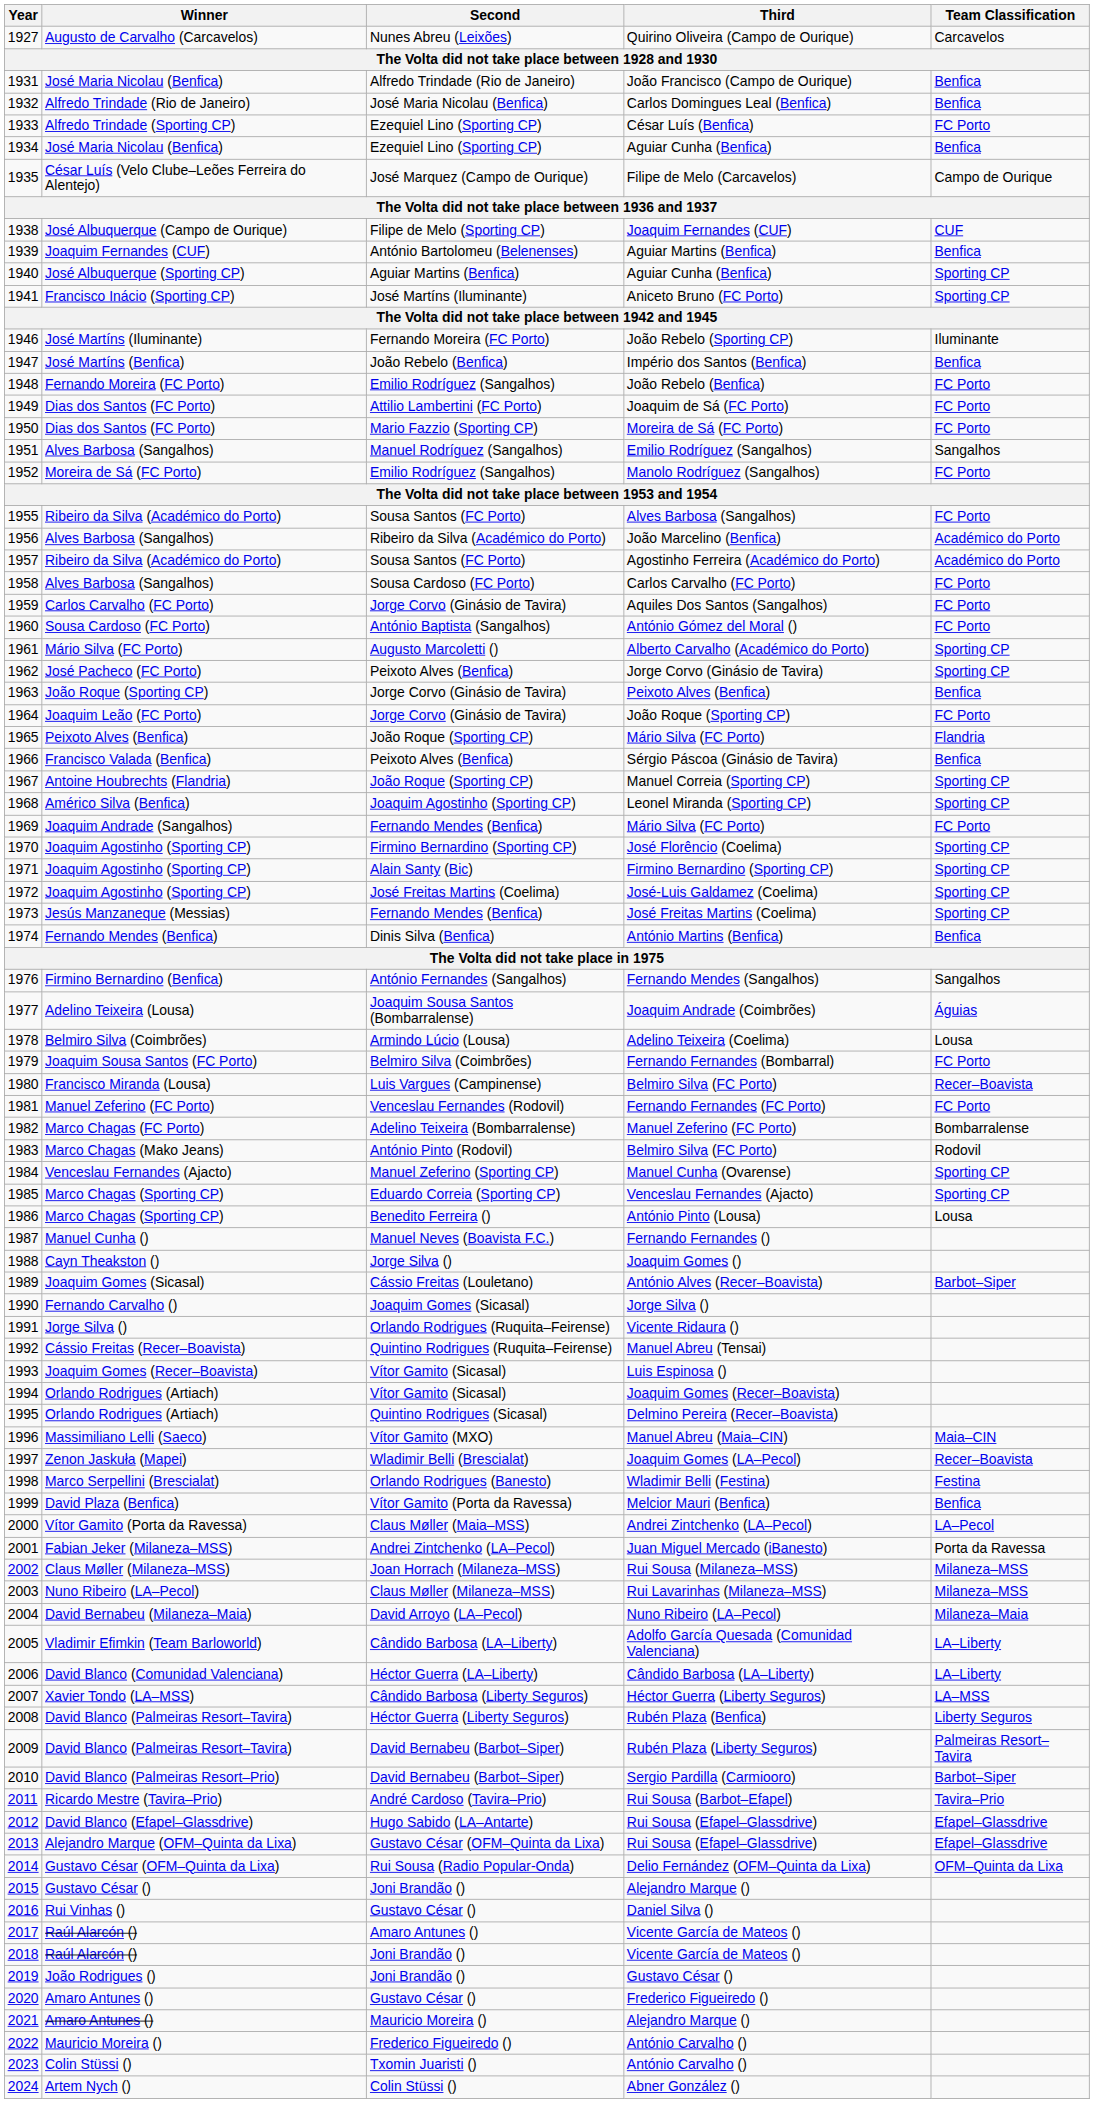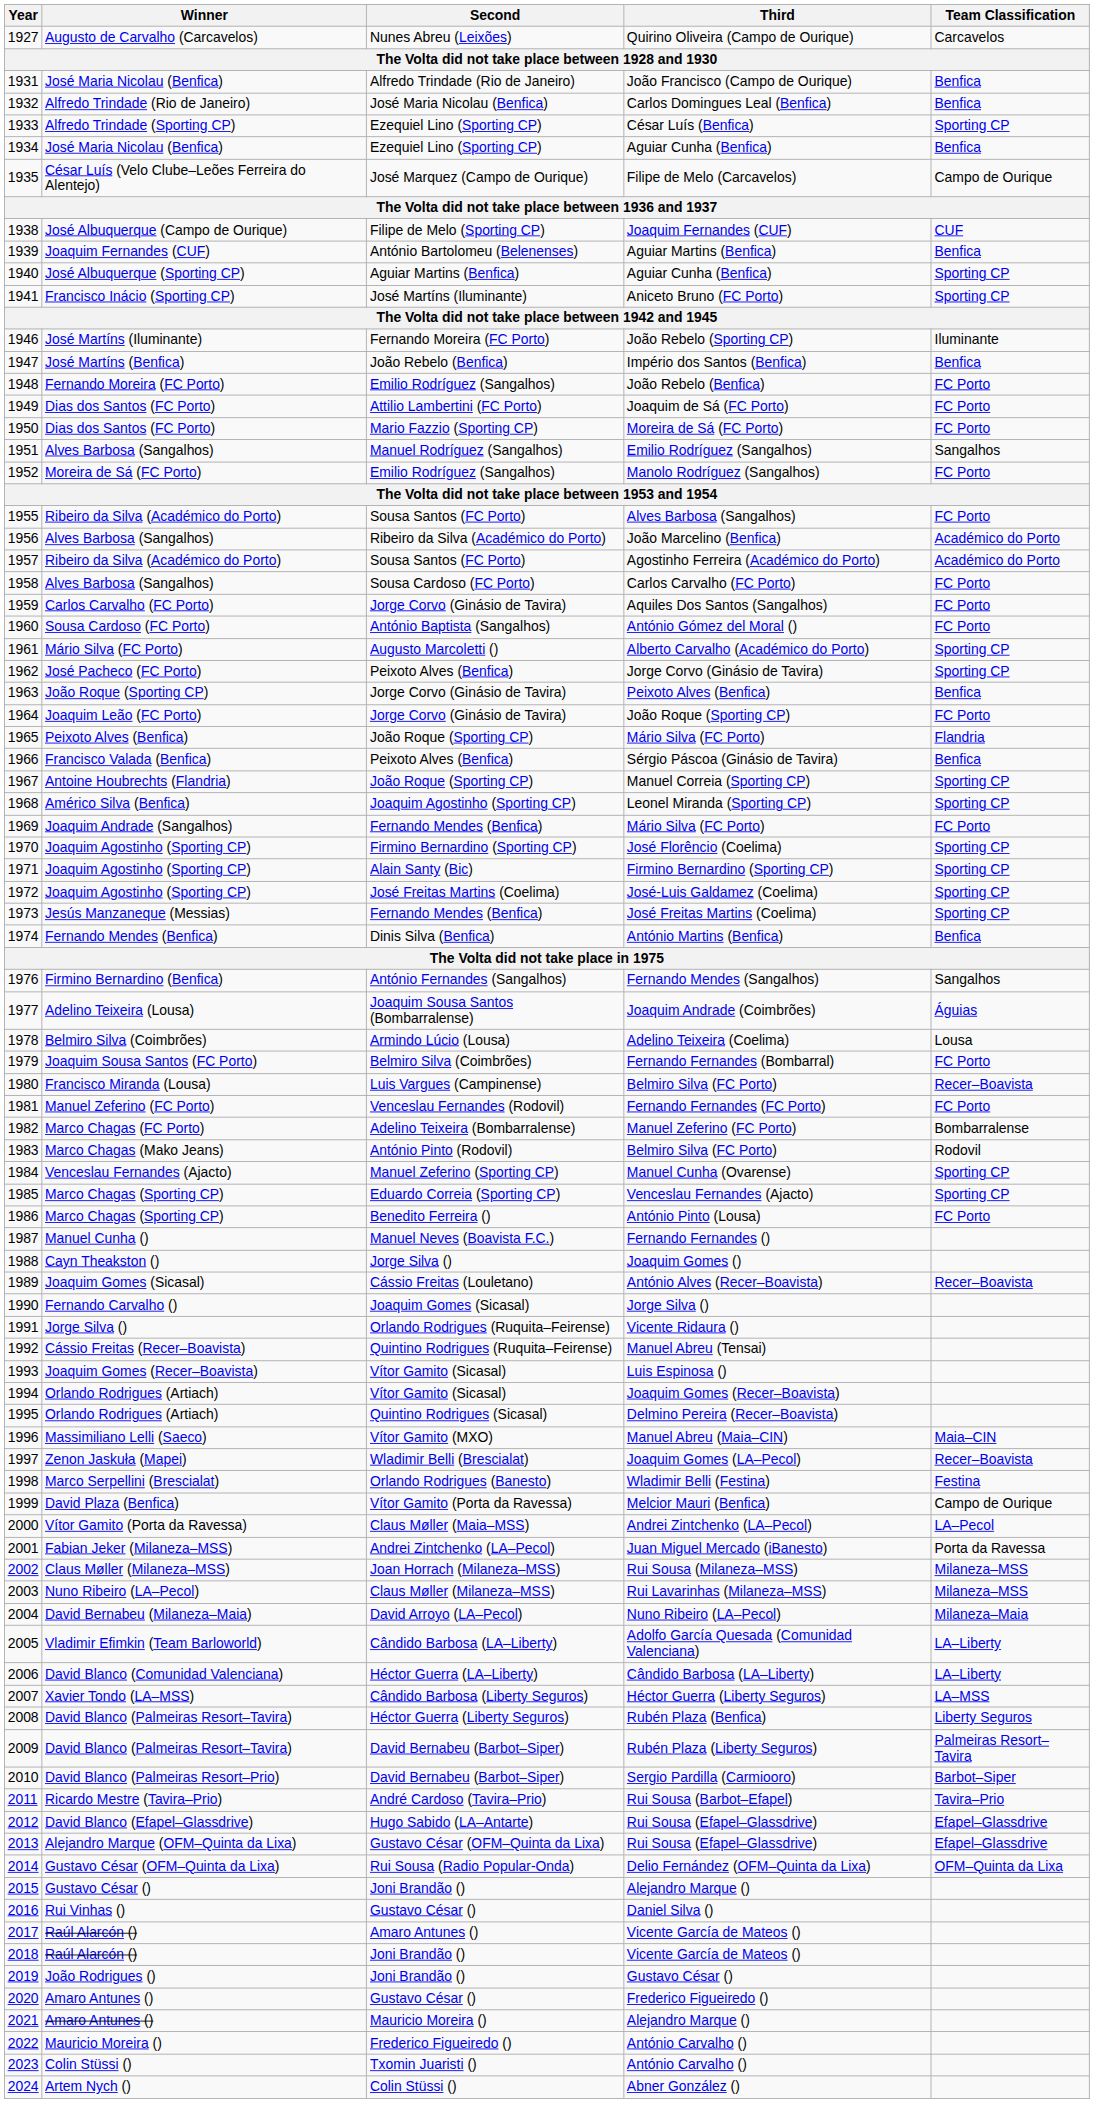(962, 125) FC Porto -> (972, 125) Sporting CP
(953, 1216) Lousa -> (962, 1216) FC Porto
(975, 1283) Barbot–Siper -> (984, 1283) Recer–Boavista
(958, 1503) Benfica -> (993, 1503) Campo de Ourique
